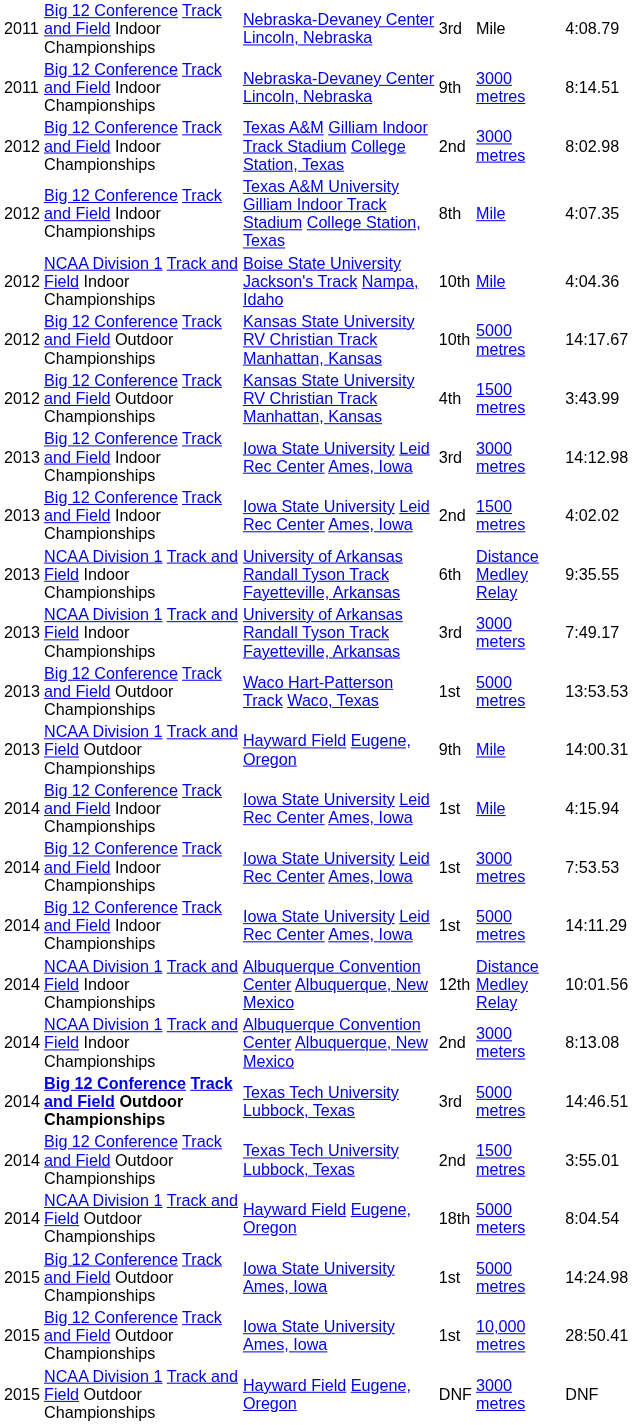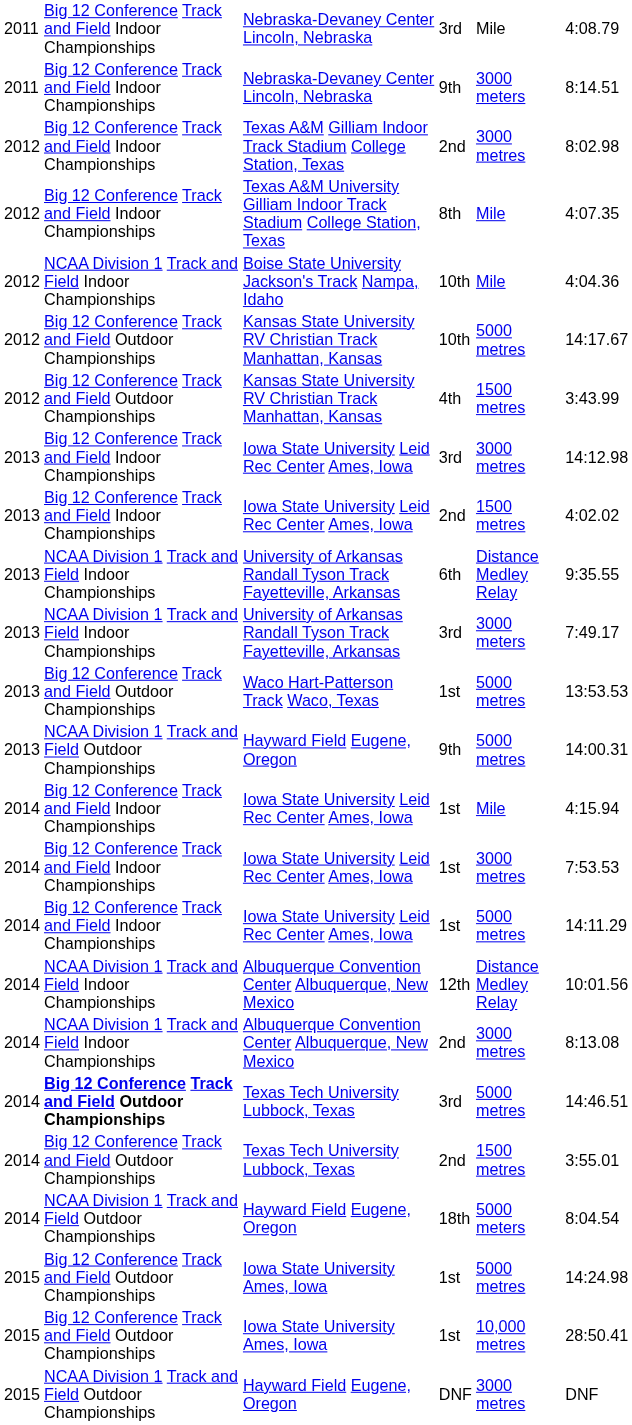(501, 87) 3000 metres -> (501, 87) 3000 meters
(491, 750) Mile -> (501, 750) 5000 metres
(501, 1043) 3000 meters -> (501, 1043) 3000 metres
